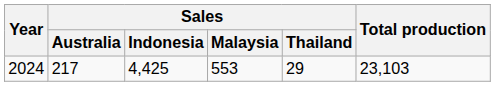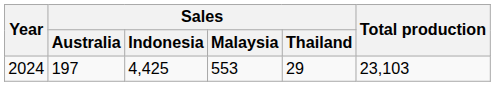(65, 68) 217 -> (65, 68) 197
